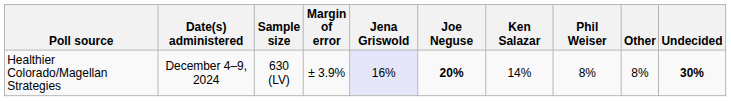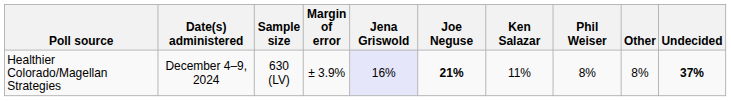(452, 73) 20% -> (452, 73) 21%
(519, 73) 14% -> (519, 73) 11%
(692, 73) 30% -> (692, 73) 37%
